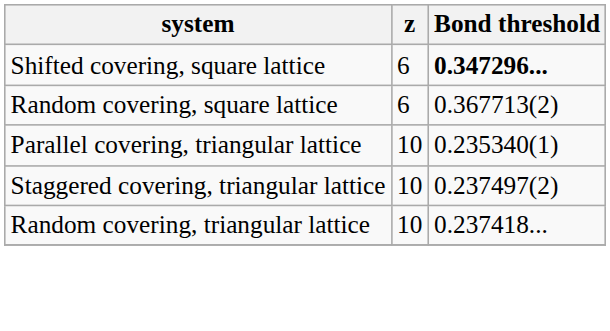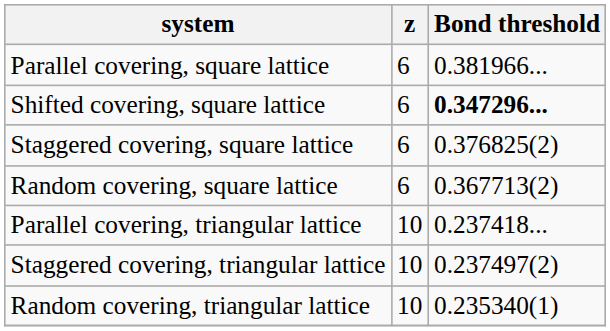+ row: (170, 64)
+ row: (182, 144)
(496, 144) 0.235340(1) -> (491, 225) 0.237418...
(491, 225) 0.237418... -> (496, 305) 0.235340(1)
